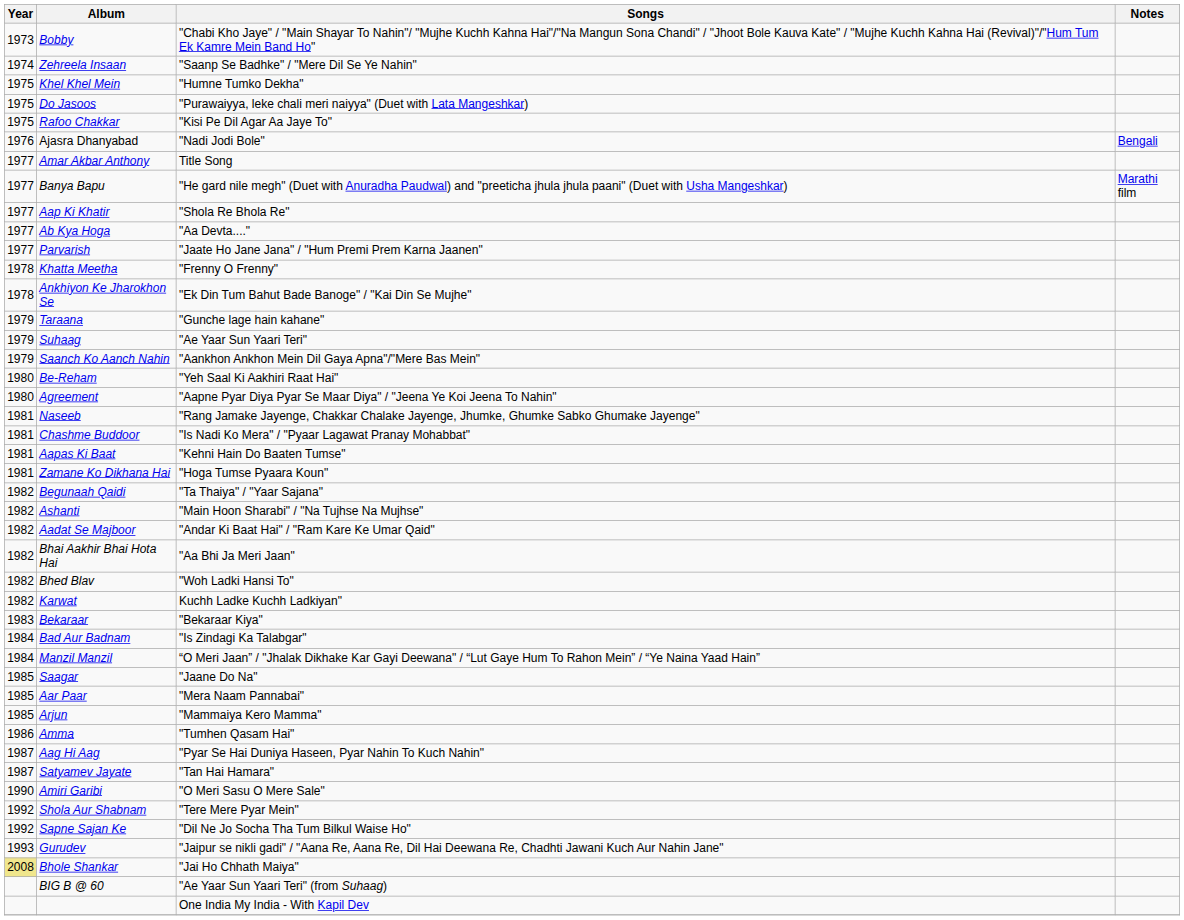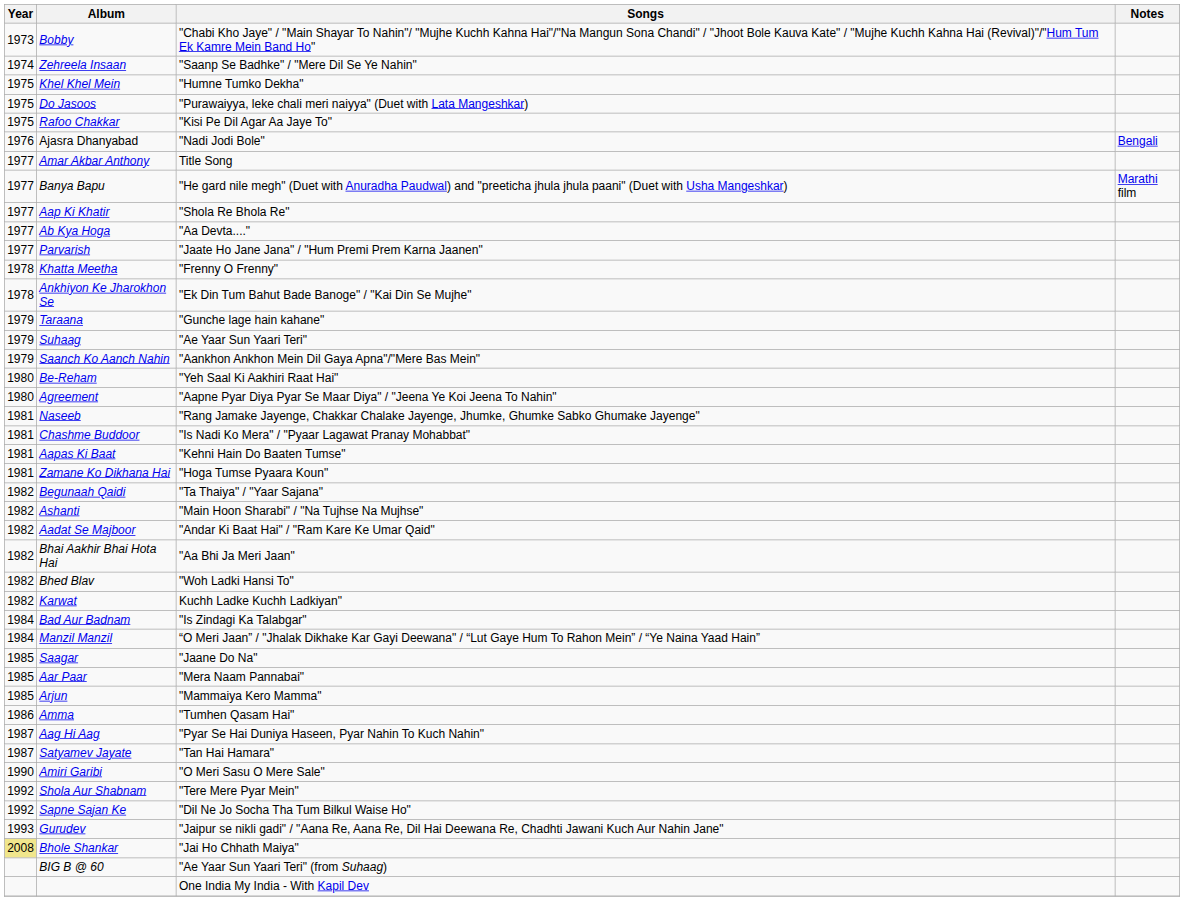- row: (64, 619)
